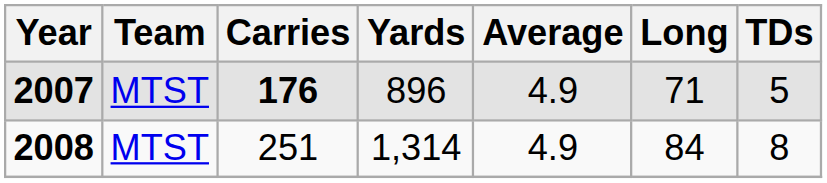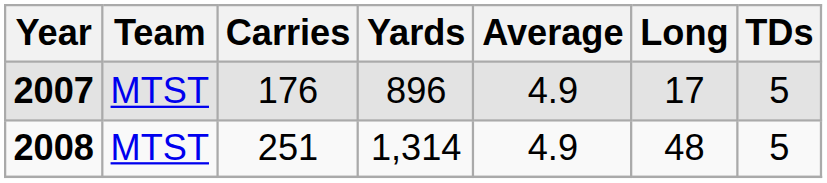(288, 90) bold -> (288, 90) normal
(684, 90) 71 -> (684, 90) 17
(684, 147) 84 -> (684, 147) 48
(779, 147) 8 -> (779, 147) 5
